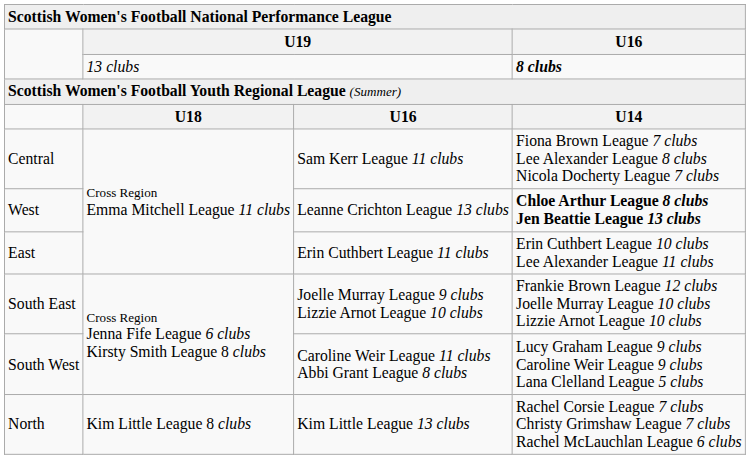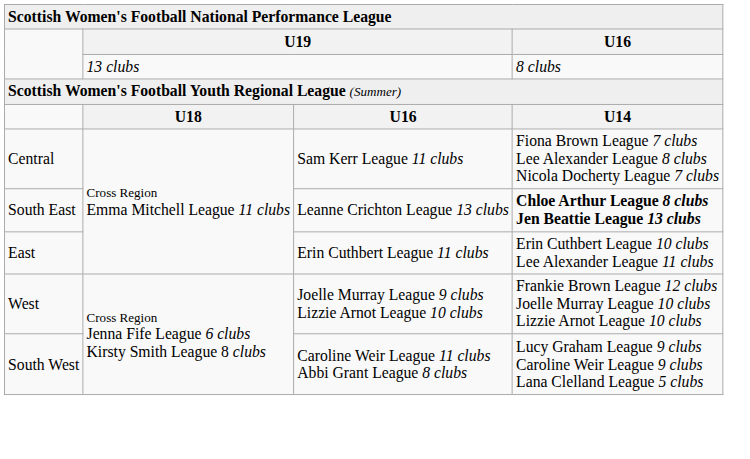(539, 66) bold -> (539, 66) normal
(24, 210) West -> (42, 210) South East
(42, 304) South East -> (24, 304) West
- row: (383, 424)
